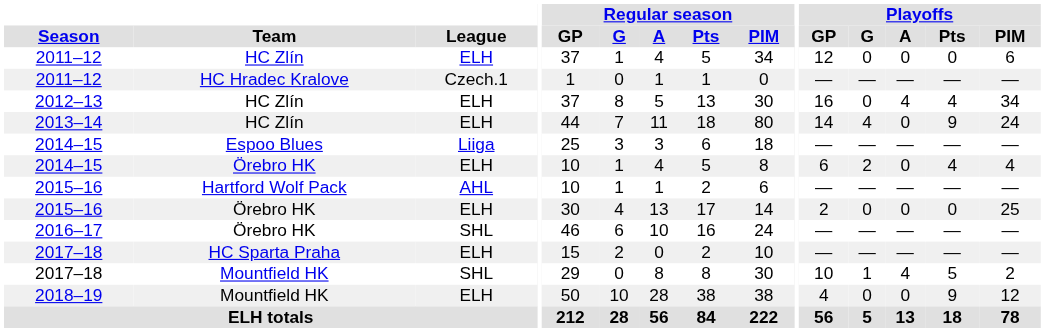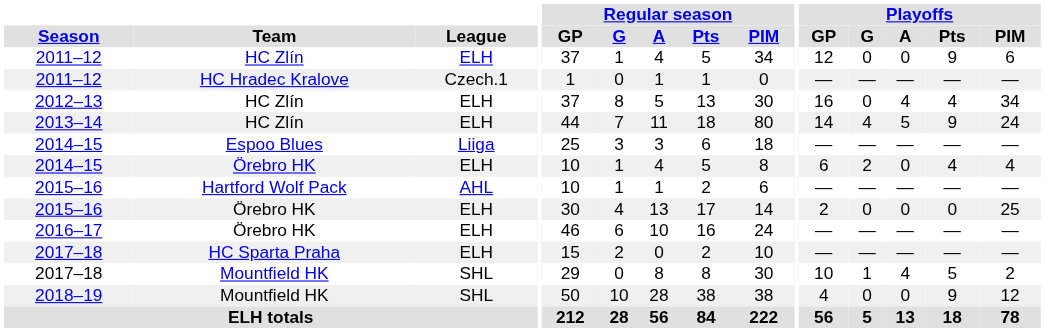(952, 57) 0 -> (952, 57) 9
(905, 122) 0 -> (905, 122) 5
(476, 230) SHL -> (476, 230) ELH
(476, 295) ELH -> (476, 295) SHL
